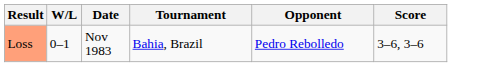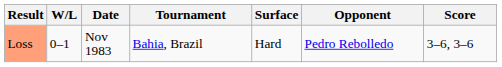+ column: (277, 15)
